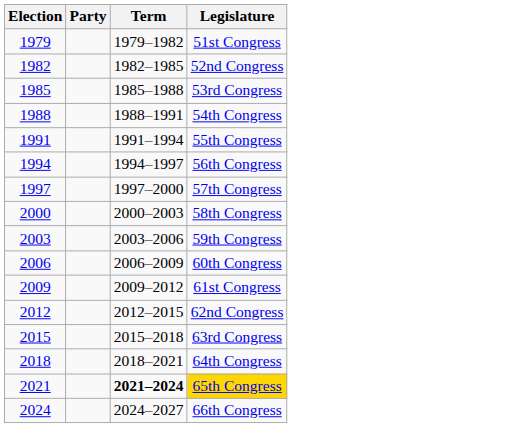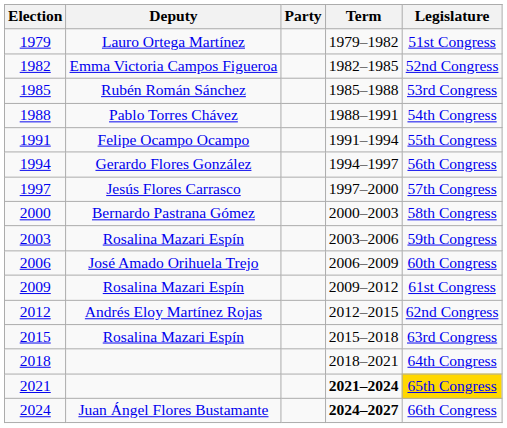+ column: (173, 16)
(149, 410) normal -> (364, 410) bold
